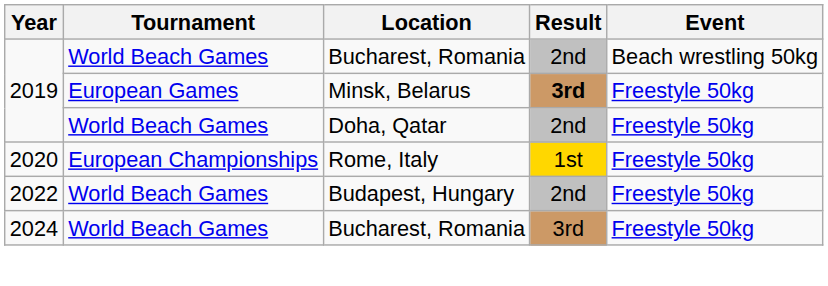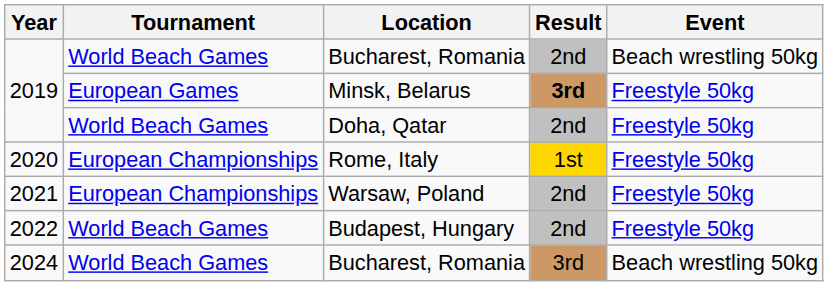+ row: (34, 194)
(683, 229) Freestyle 50kg -> (715, 263) Beach wrestling 50kg
